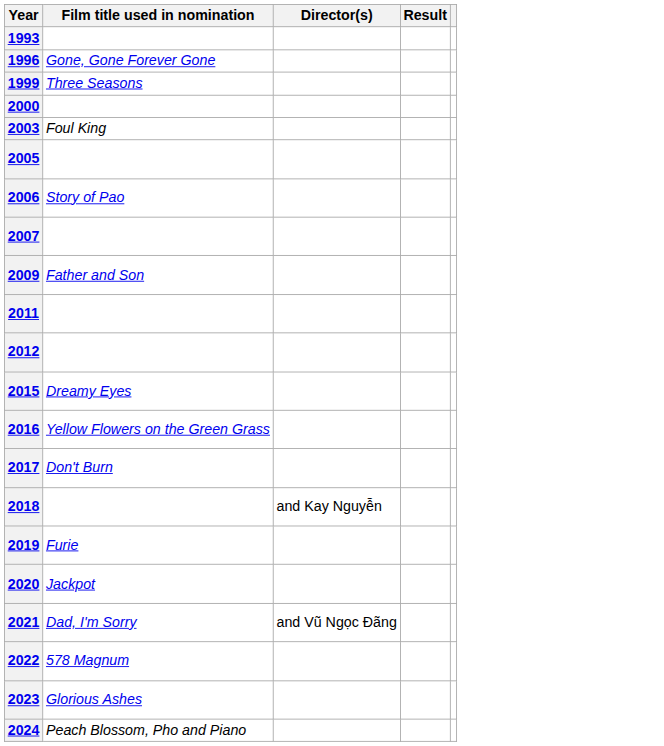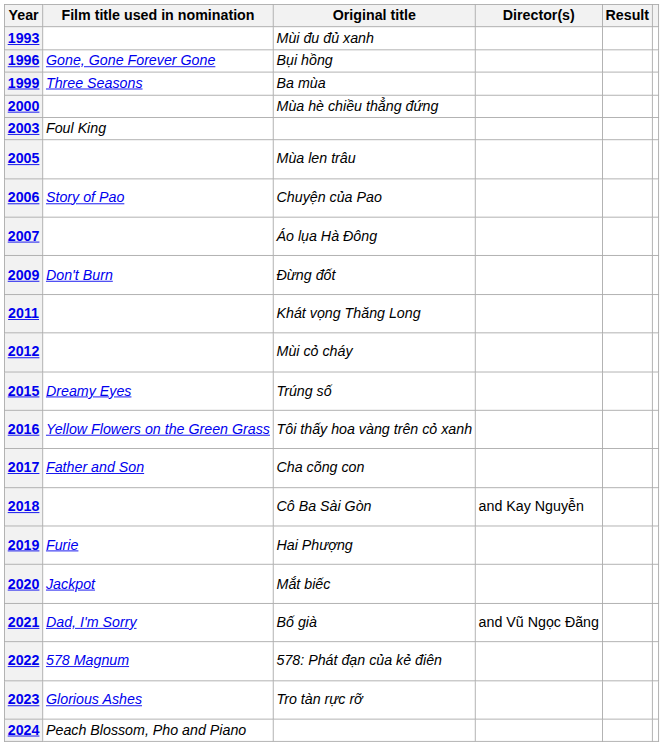+ column: (374, 15)
(95, 275) Father and Son -> (79, 275) Don't Burn
(79, 468) Don't Burn -> (95, 468) Father and Son
